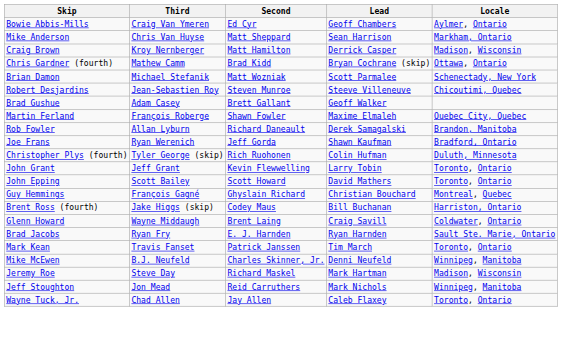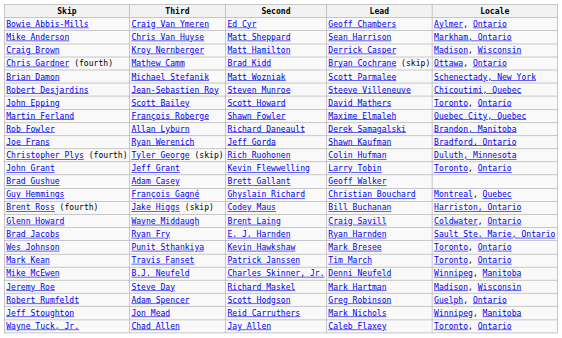rows swapped: (33, 182) <-> (33, 103)
+ row: (33, 247)
+ row: (43, 300)
